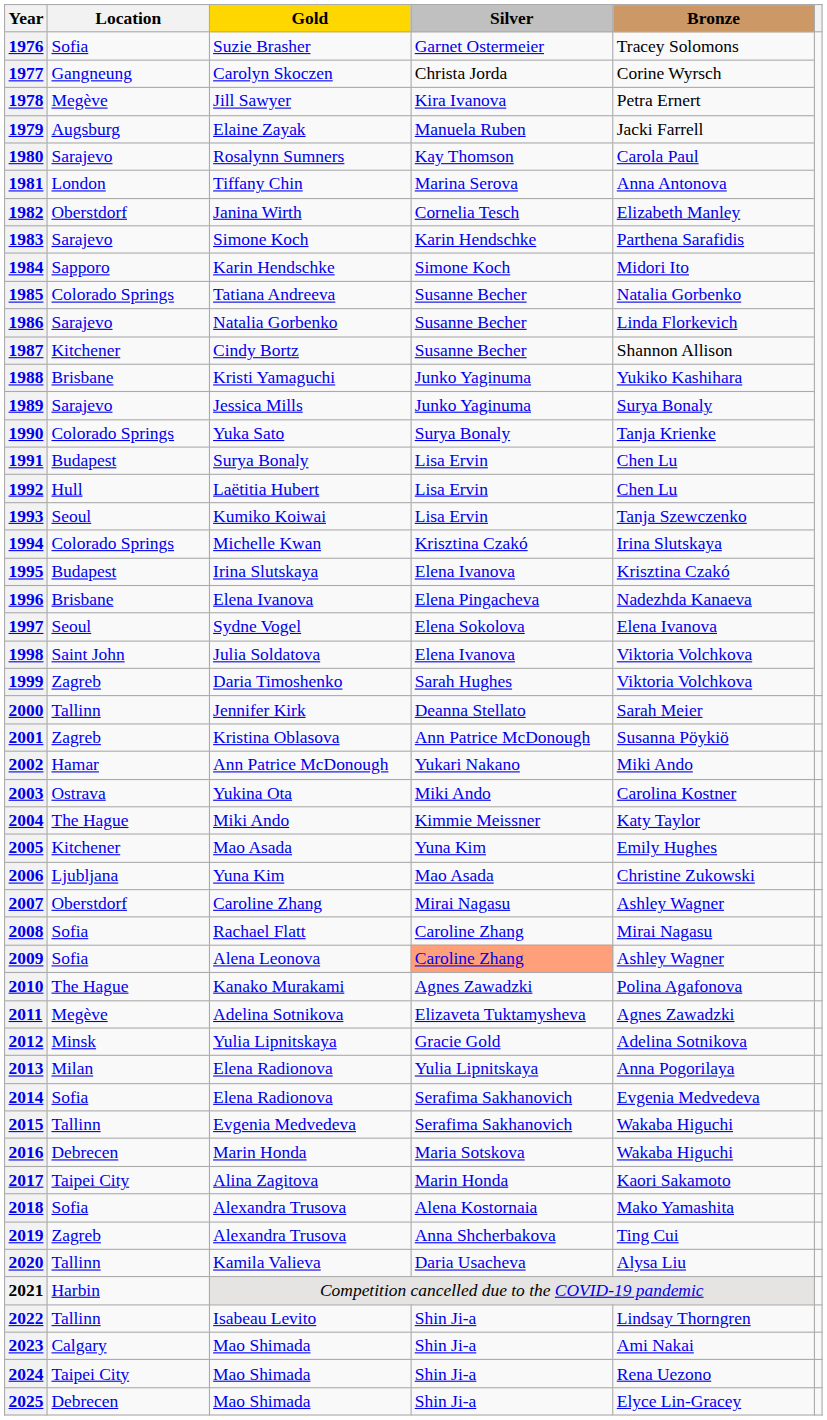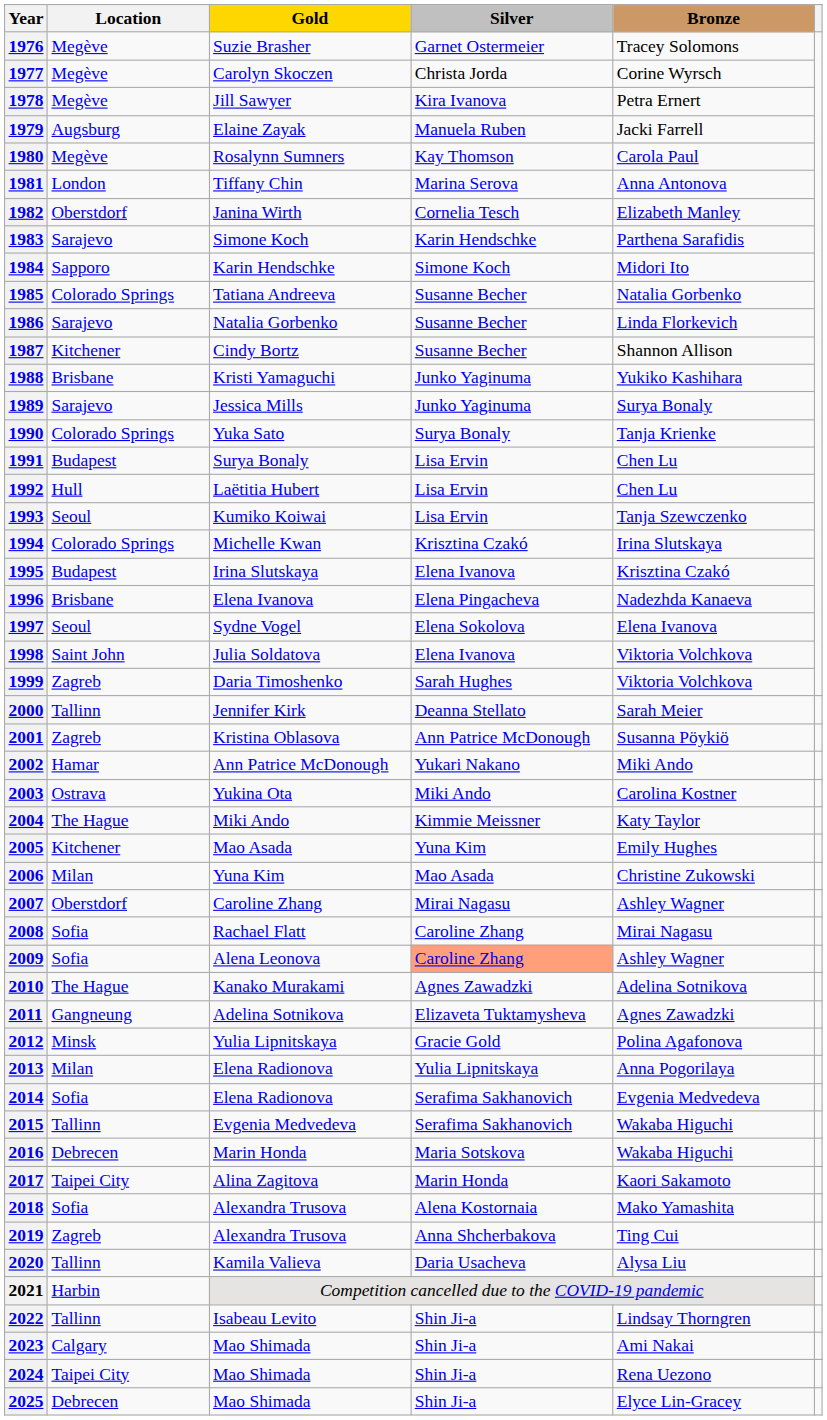(70, 45) Sofia -> (80, 45) Megève
(92, 73) Gangneung -> (80, 73) Megève
(82, 156) Sarajevo -> (80, 156) Megève
(85, 875) Ljubljana -> (72, 875) Milan
(680, 986) Polina Agafonova -> (682, 986) Adelina Sotnikova
(80, 1014) Megève -> (92, 1014) Gangneung
(682, 1041) Adelina Sotnikova -> (680, 1041) Polina Agafonova
